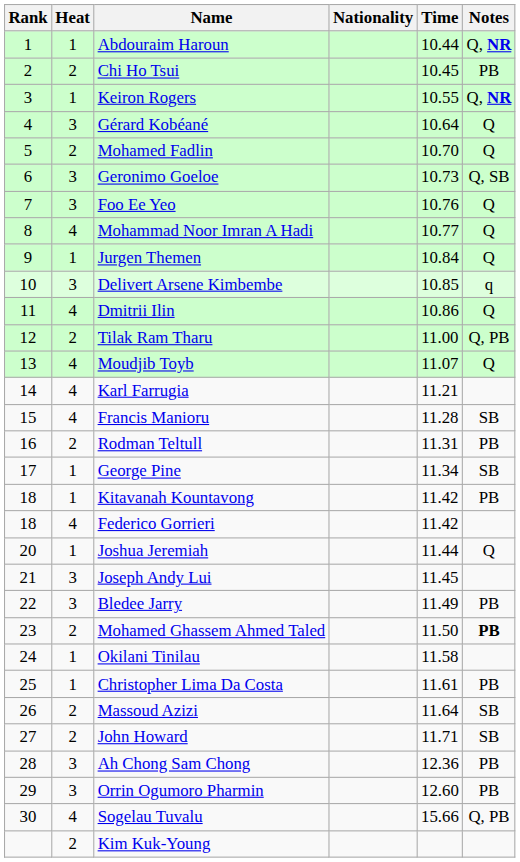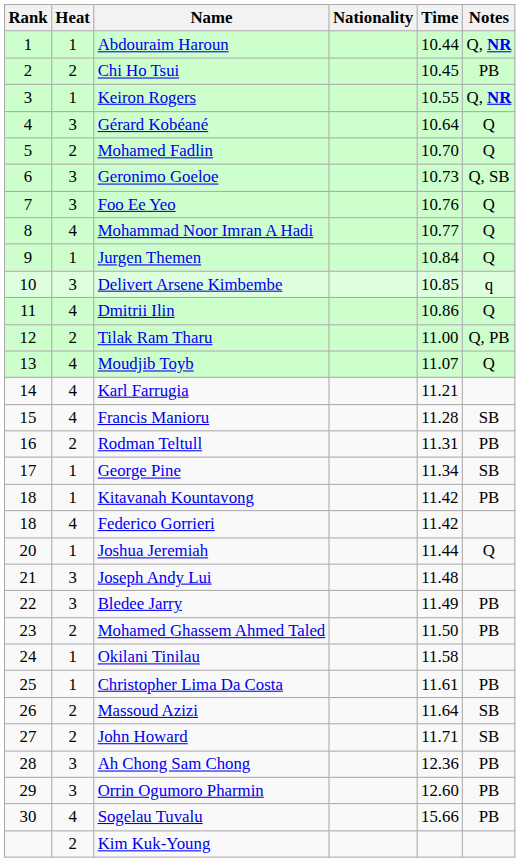(440, 577) 11.45 -> (440, 577) 11.48
(489, 630) bold -> (489, 630) normal
(489, 817) Q, PB -> (489, 817) PB
